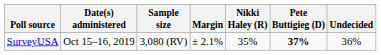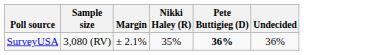- column: (99, 19)
(298, 41) 37% -> (222, 41) 36%
